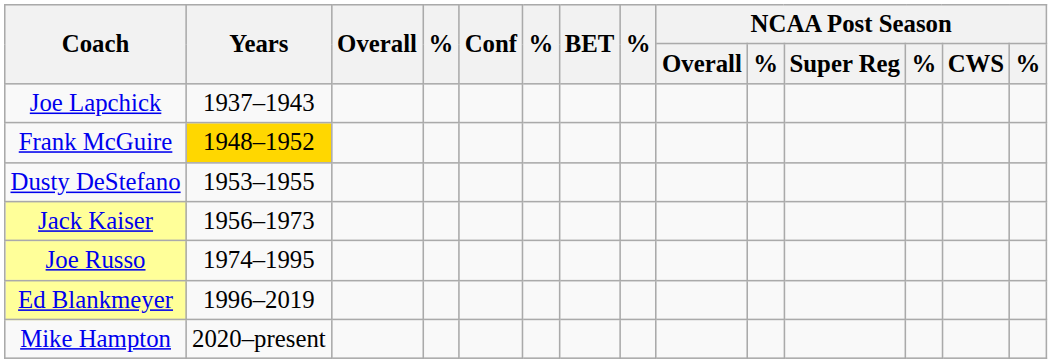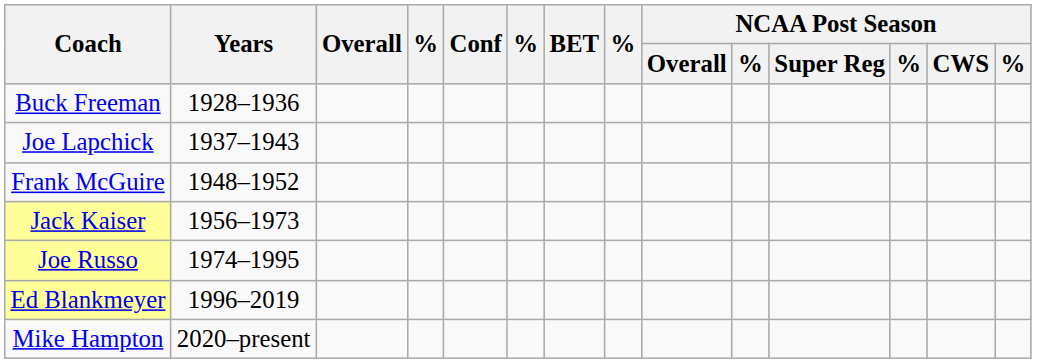+ row: (88, 102)
(259, 142) gold background -> (244, 181) no background
- row: (96, 181)
